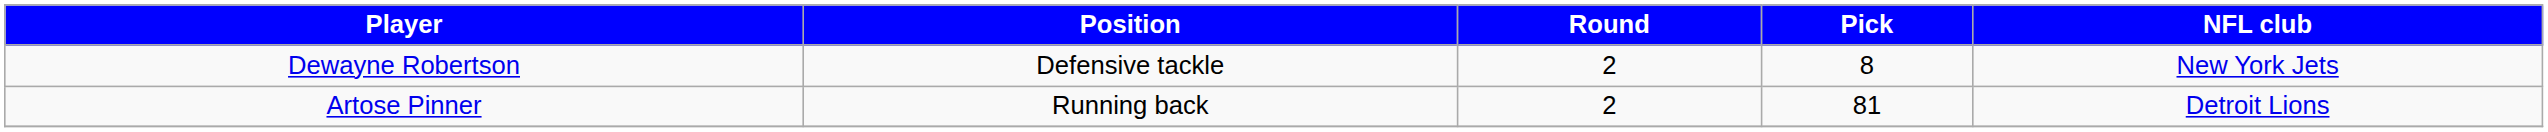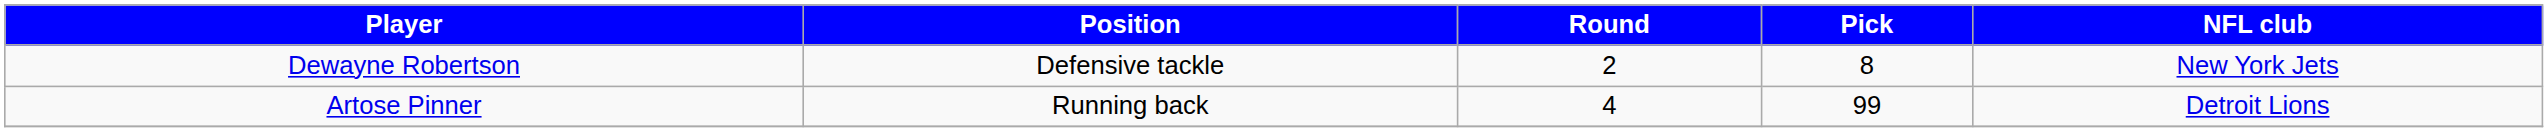(1609, 106) 2 -> (1609, 106) 4
(1867, 106) 81 -> (1867, 106) 99
